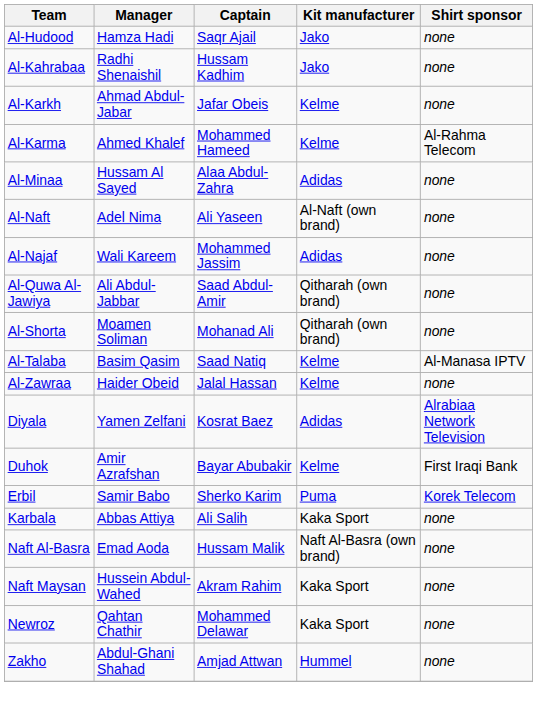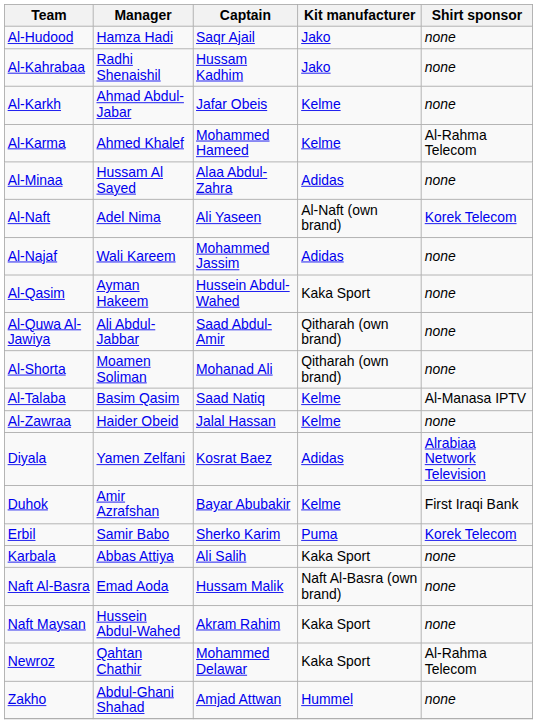(439, 218) none -> (471, 218) Korek Telecom
+ row: (36, 293)
(439, 624) none -> (456, 662) Al-Rahma Telecom
